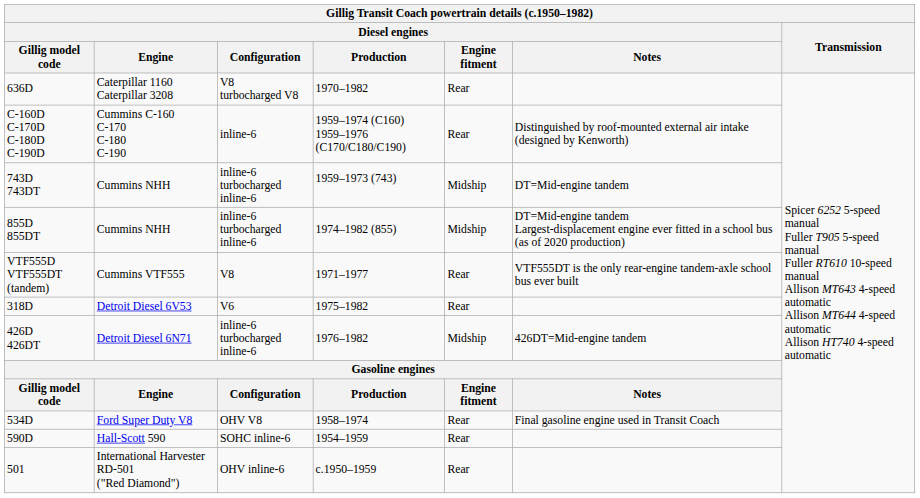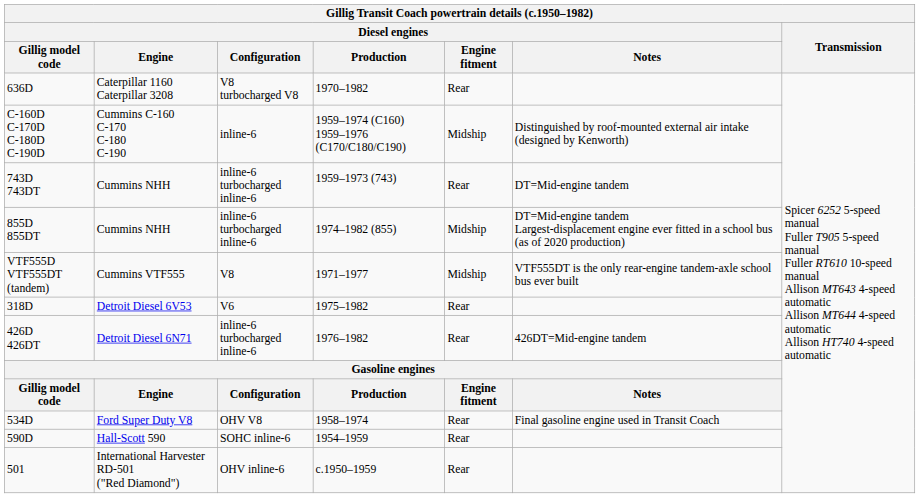(458, 133) Rear -> (467, 133) Midship
(467, 185) Midship -> (458, 185) Rear
(458, 274) Rear -> (467, 274) Midship
(467, 338) Midship -> (458, 338) Rear
